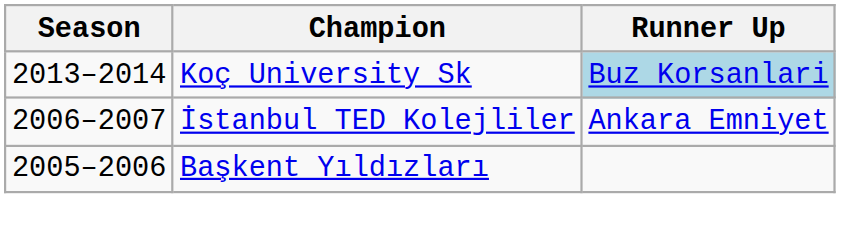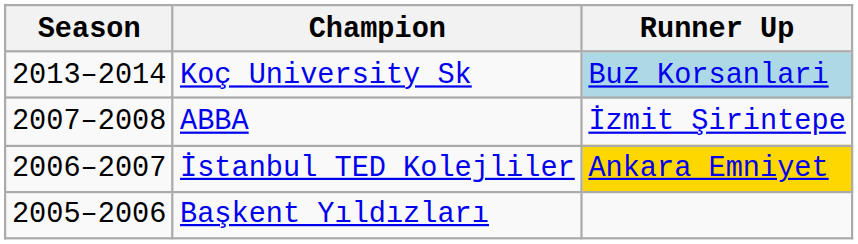+ row: (214, 122)
(709, 122) no background -> (709, 168) gold background
